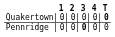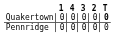columns swapped: (72, 9) <-> (94, 9)
(84, 27) bold -> (84, 27) normal
